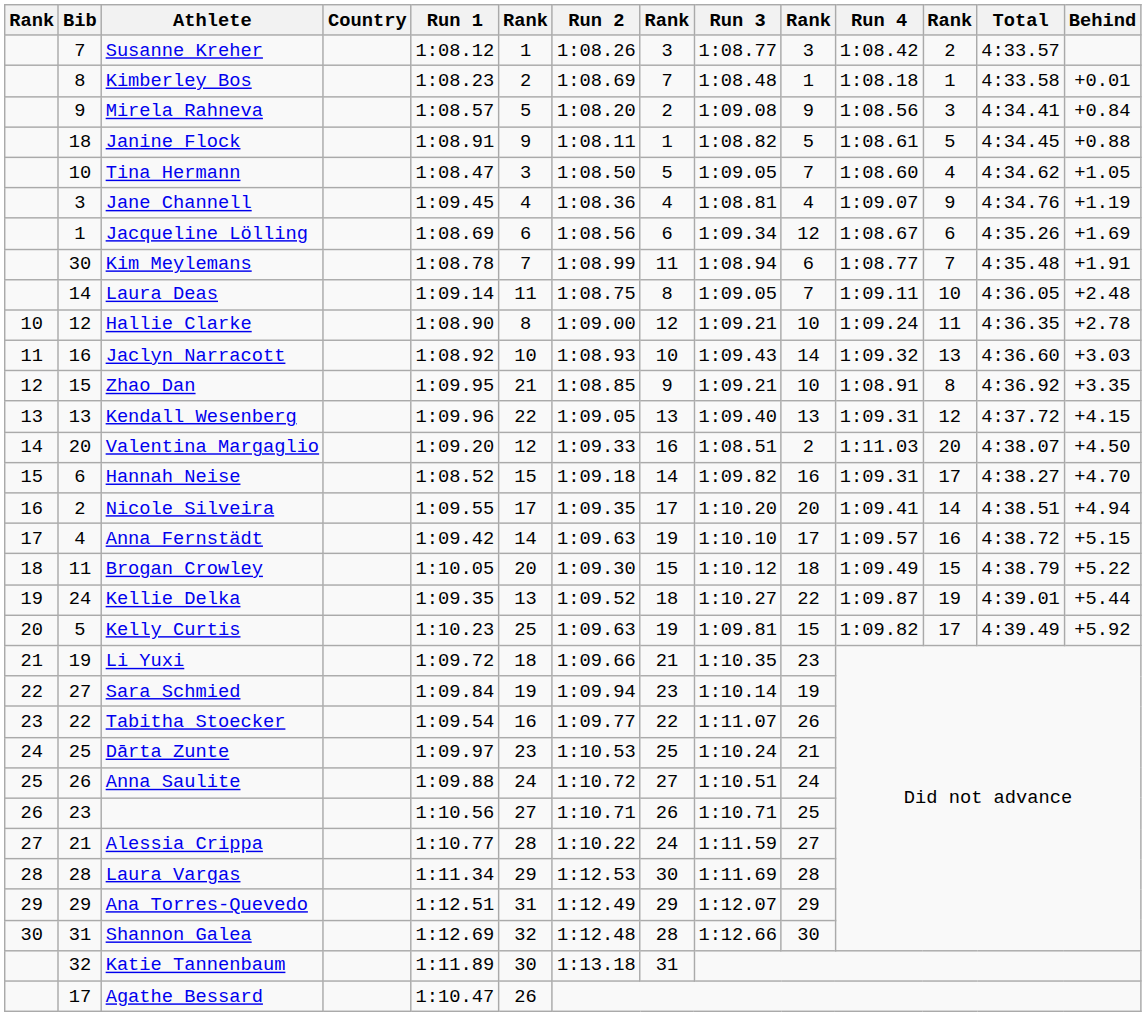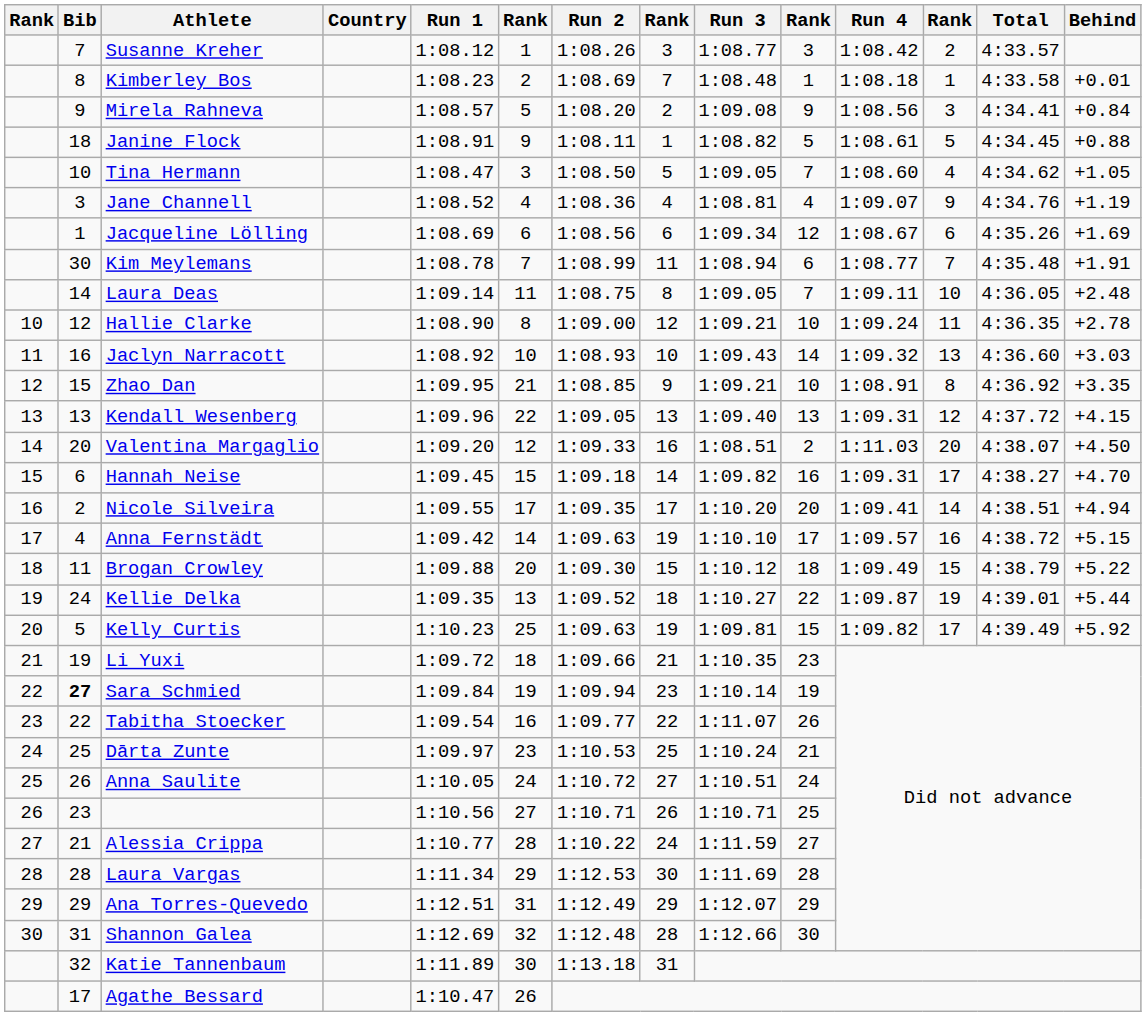(455, 203) 1:09.45 -> (455, 203) 1:08.52
(455, 478) 1:08.52 -> (455, 478) 1:09.45
(455, 569) 1:10.05 -> (455, 569) 1:09.88
(80, 691) normal -> (80, 691) bold
(455, 783) 1:09.88 -> (455, 783) 1:10.05
